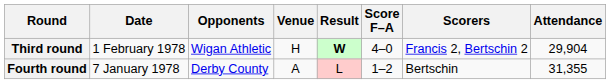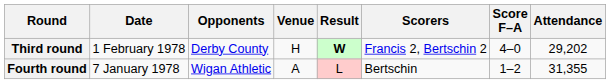columns swapped: (382, 21) <-> (467, 21)
(231, 48) Wigan Athletic -> (230, 48) Derby County
(568, 48) 29,904 -> (568, 48) 29,202
(230, 68) Derby County -> (231, 68) Wigan Athletic
